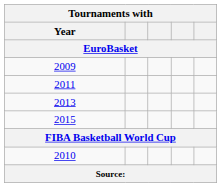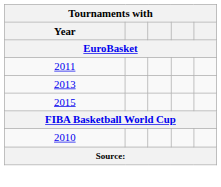- row: (65, 66)
